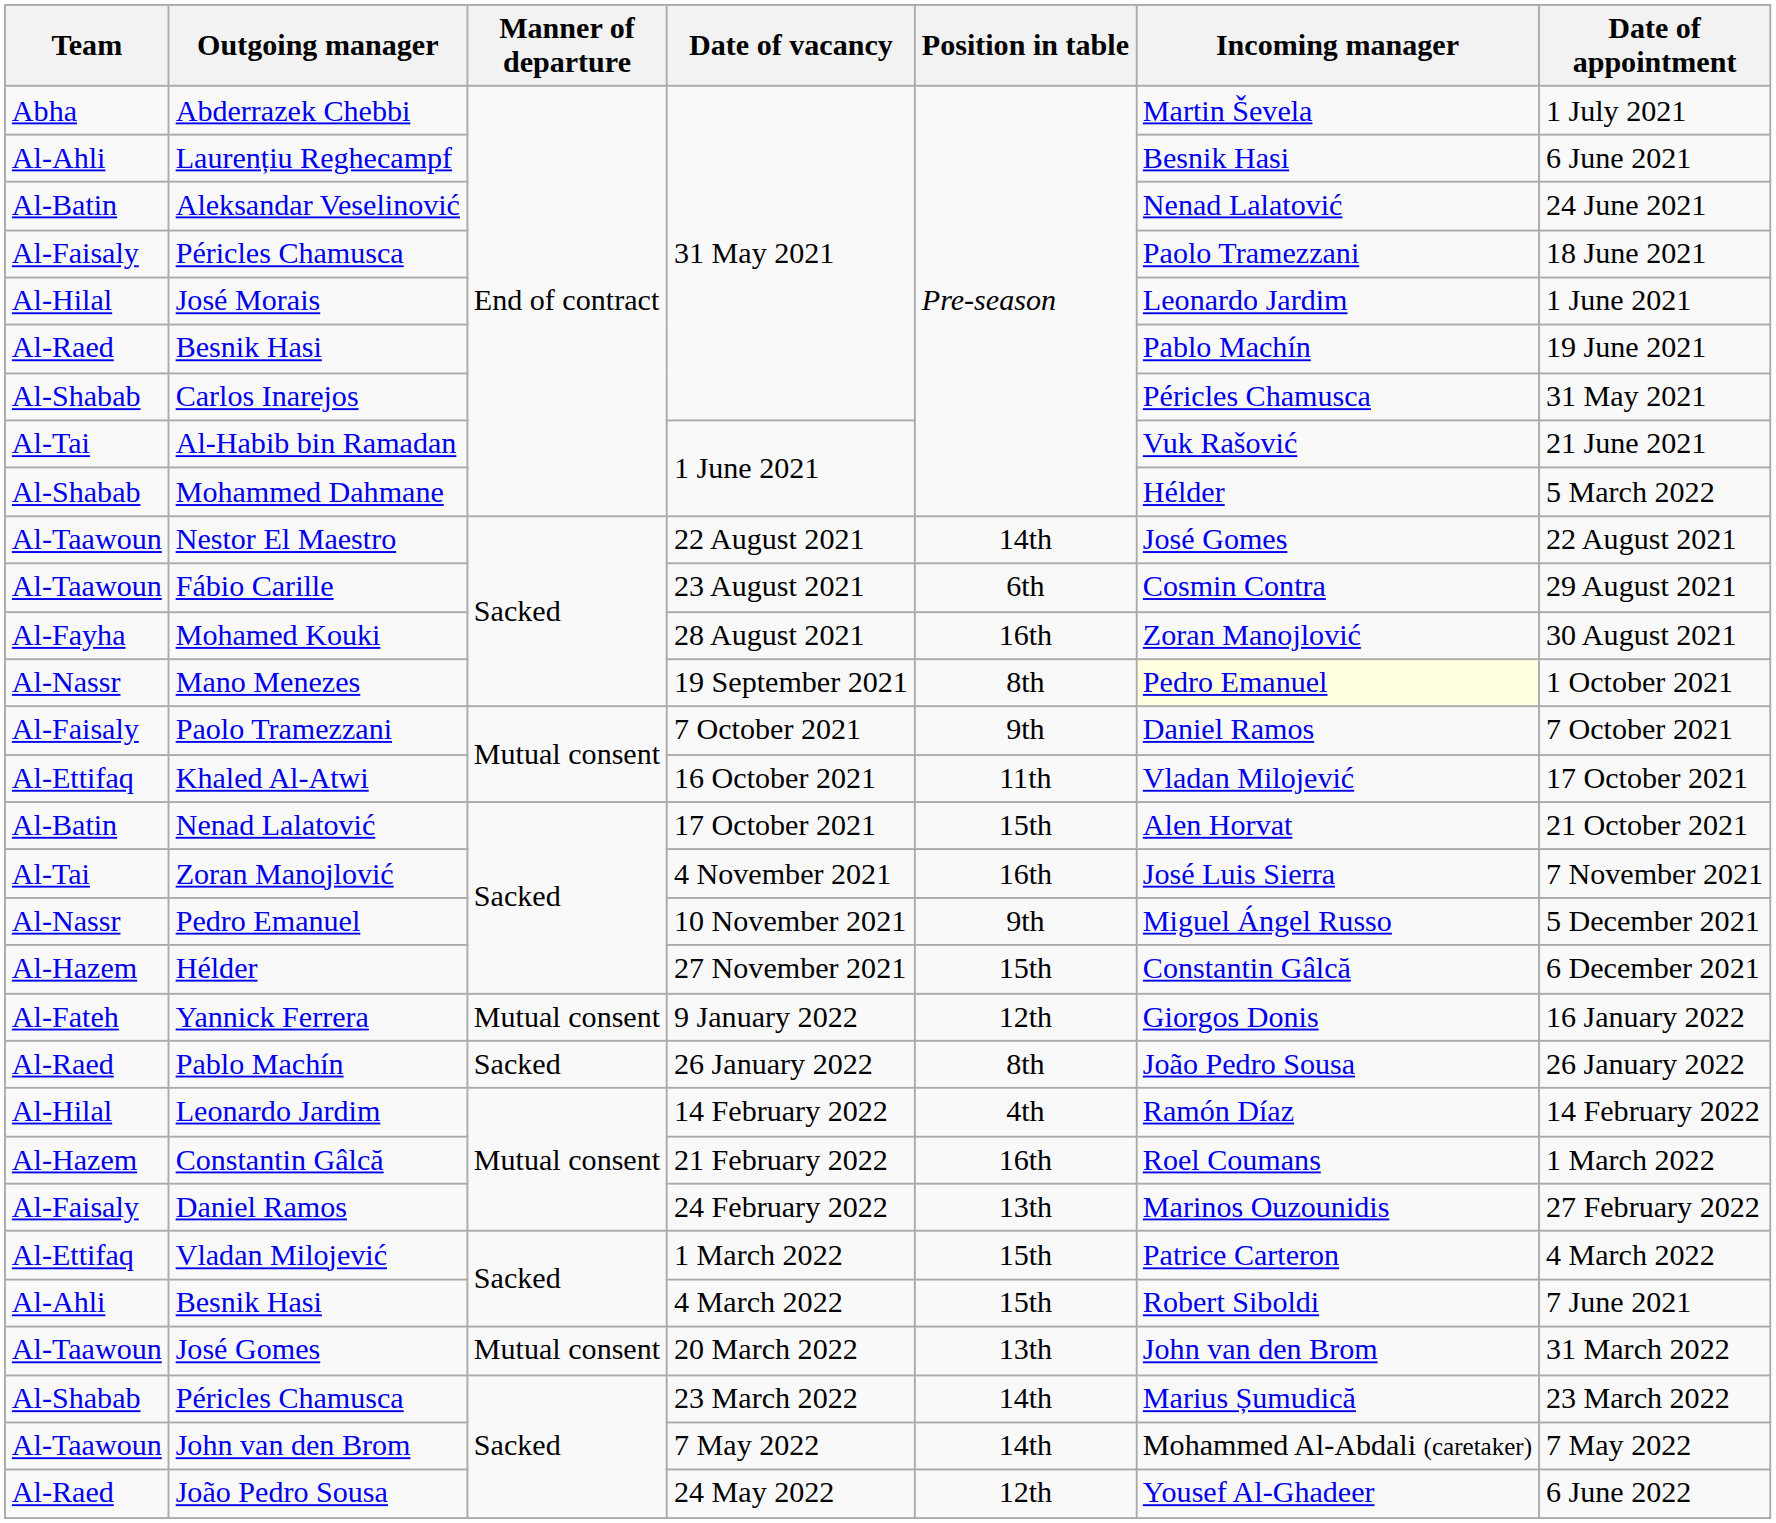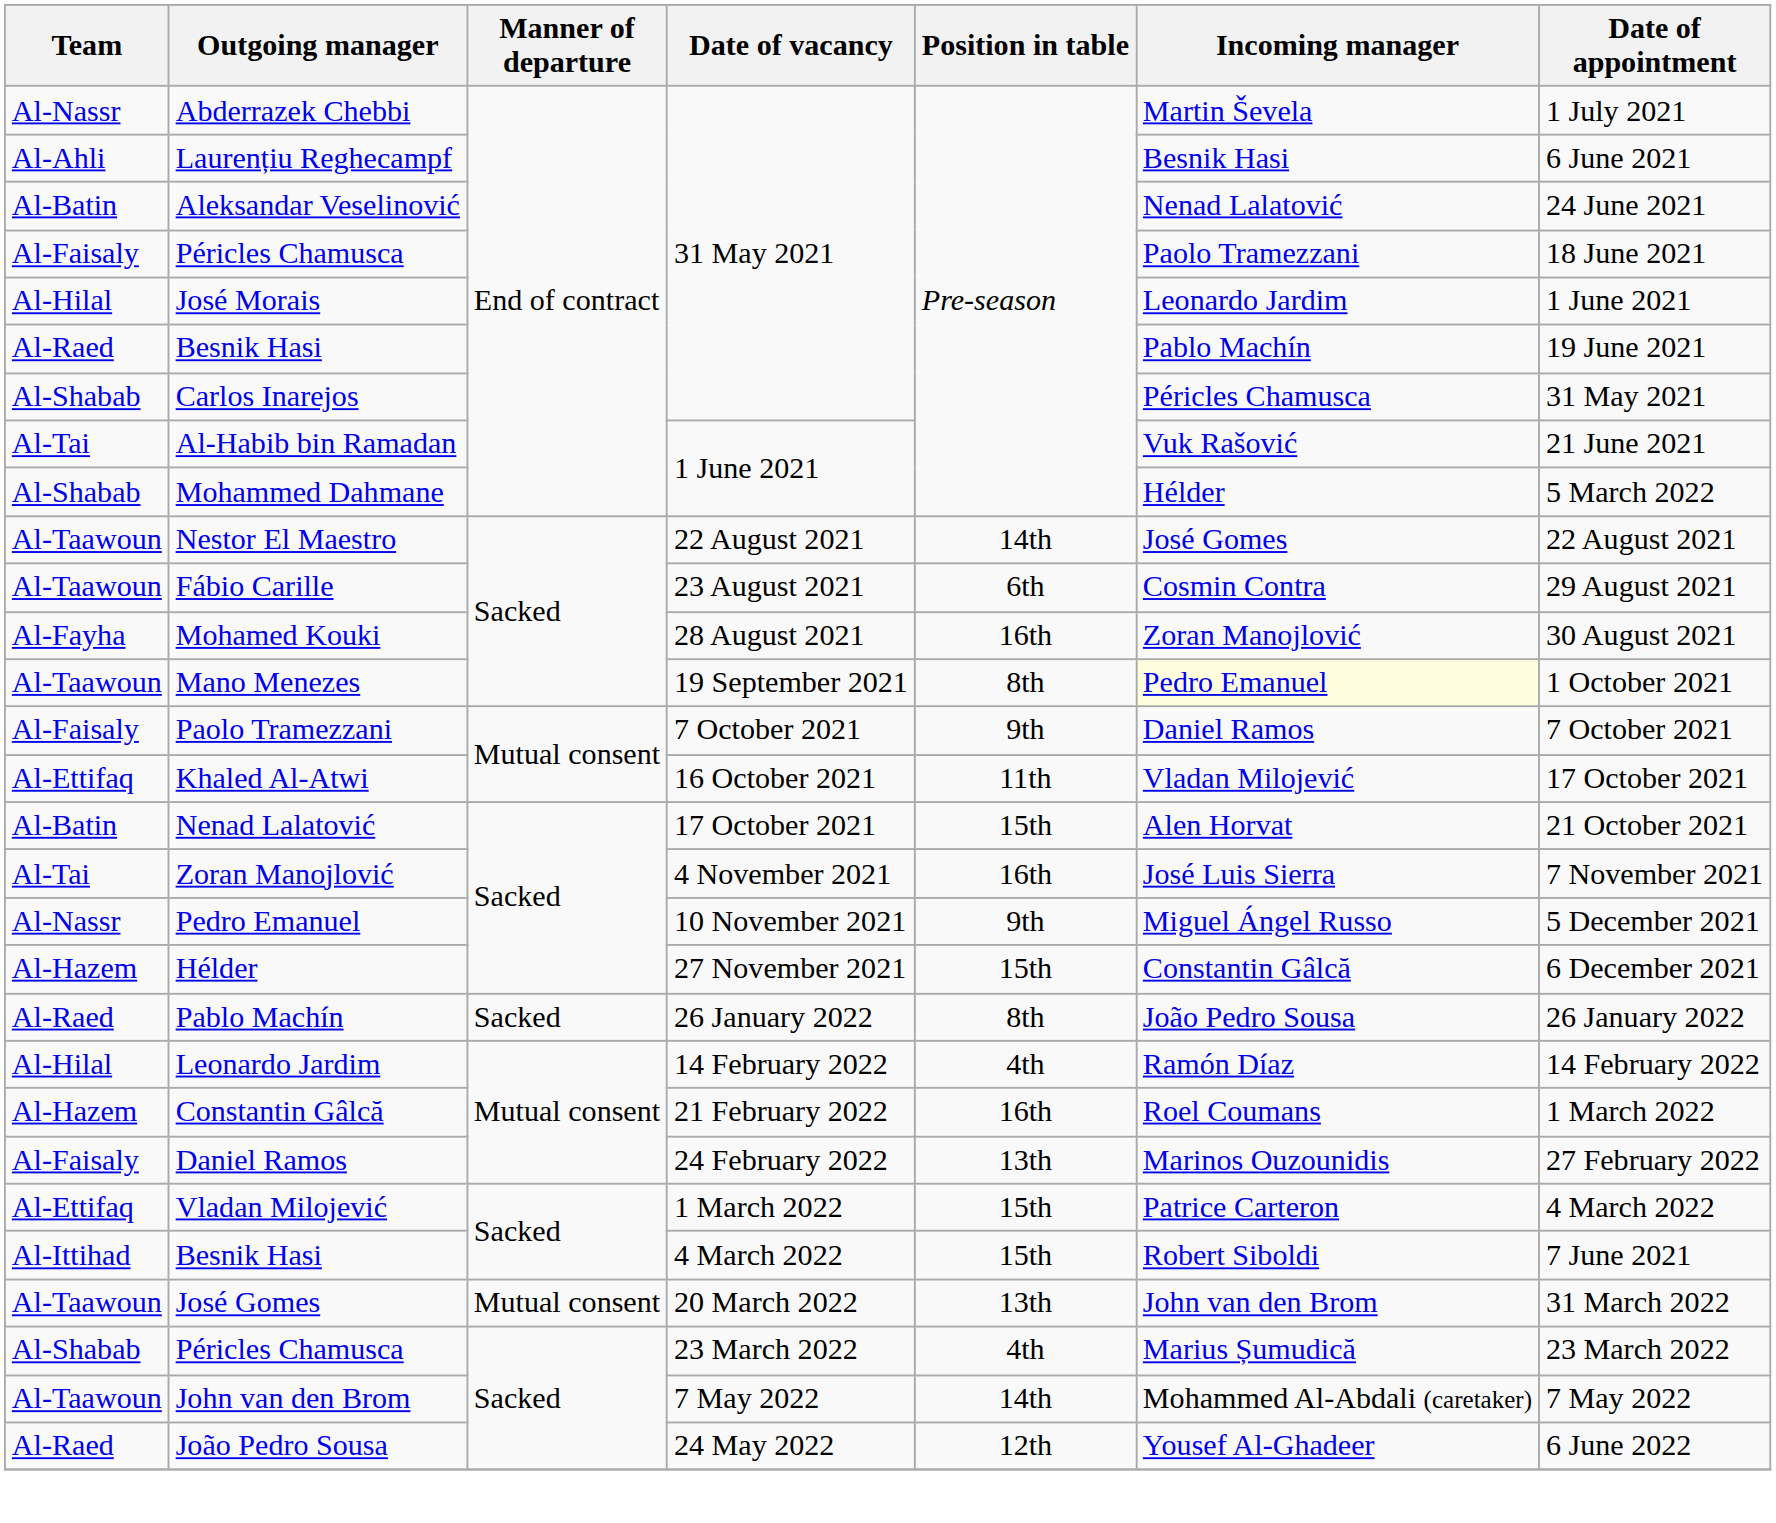(44, 109) Abha -> (66, 109) Al-Nassr
(66, 682) Al-Nassr -> (87, 682) Al-Taawoun
- row: (272, 1016)
(59, 1302) Al-Ahli -> (71, 1254) Al-Ittihad
(1025, 1397) 14th -> (1025, 1350) 4th
